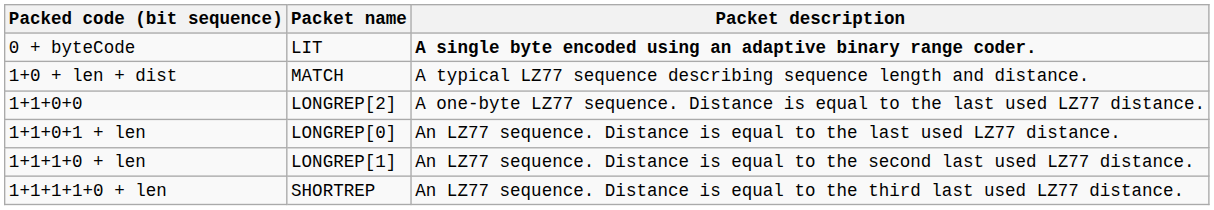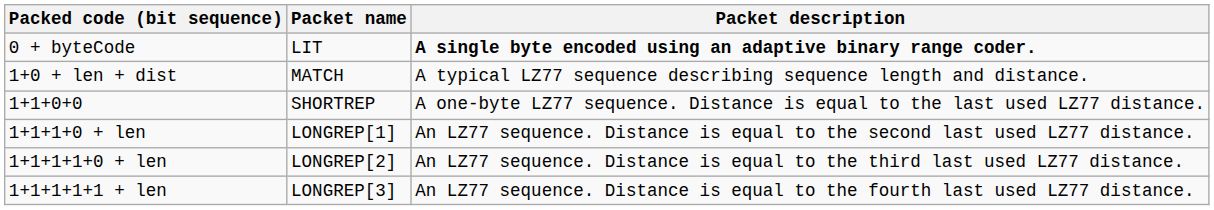(344, 105) LONGREP[2] -> (333, 105) SHORTREP
- row: (77, 133)
(333, 191) SHORTREP -> (344, 162) LONGREP[2]
+ row: (88, 191)
